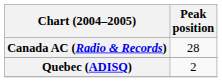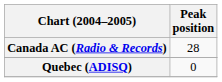(193, 67) 2 -> (193, 67) 0
